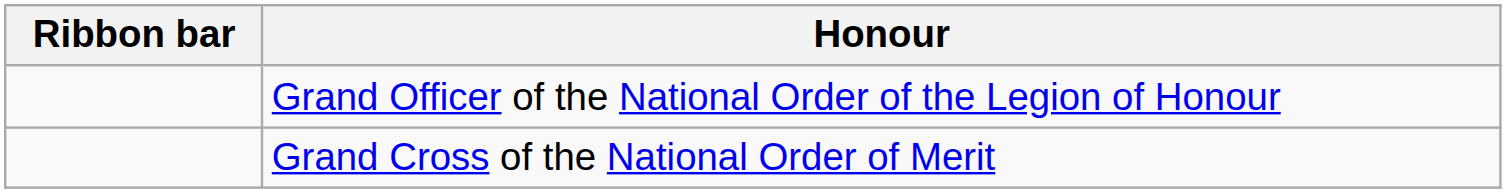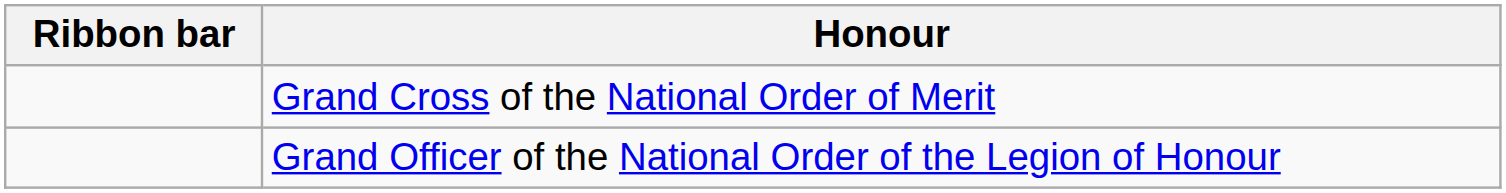rows swapped: (776, 95) <-> (634, 156)
